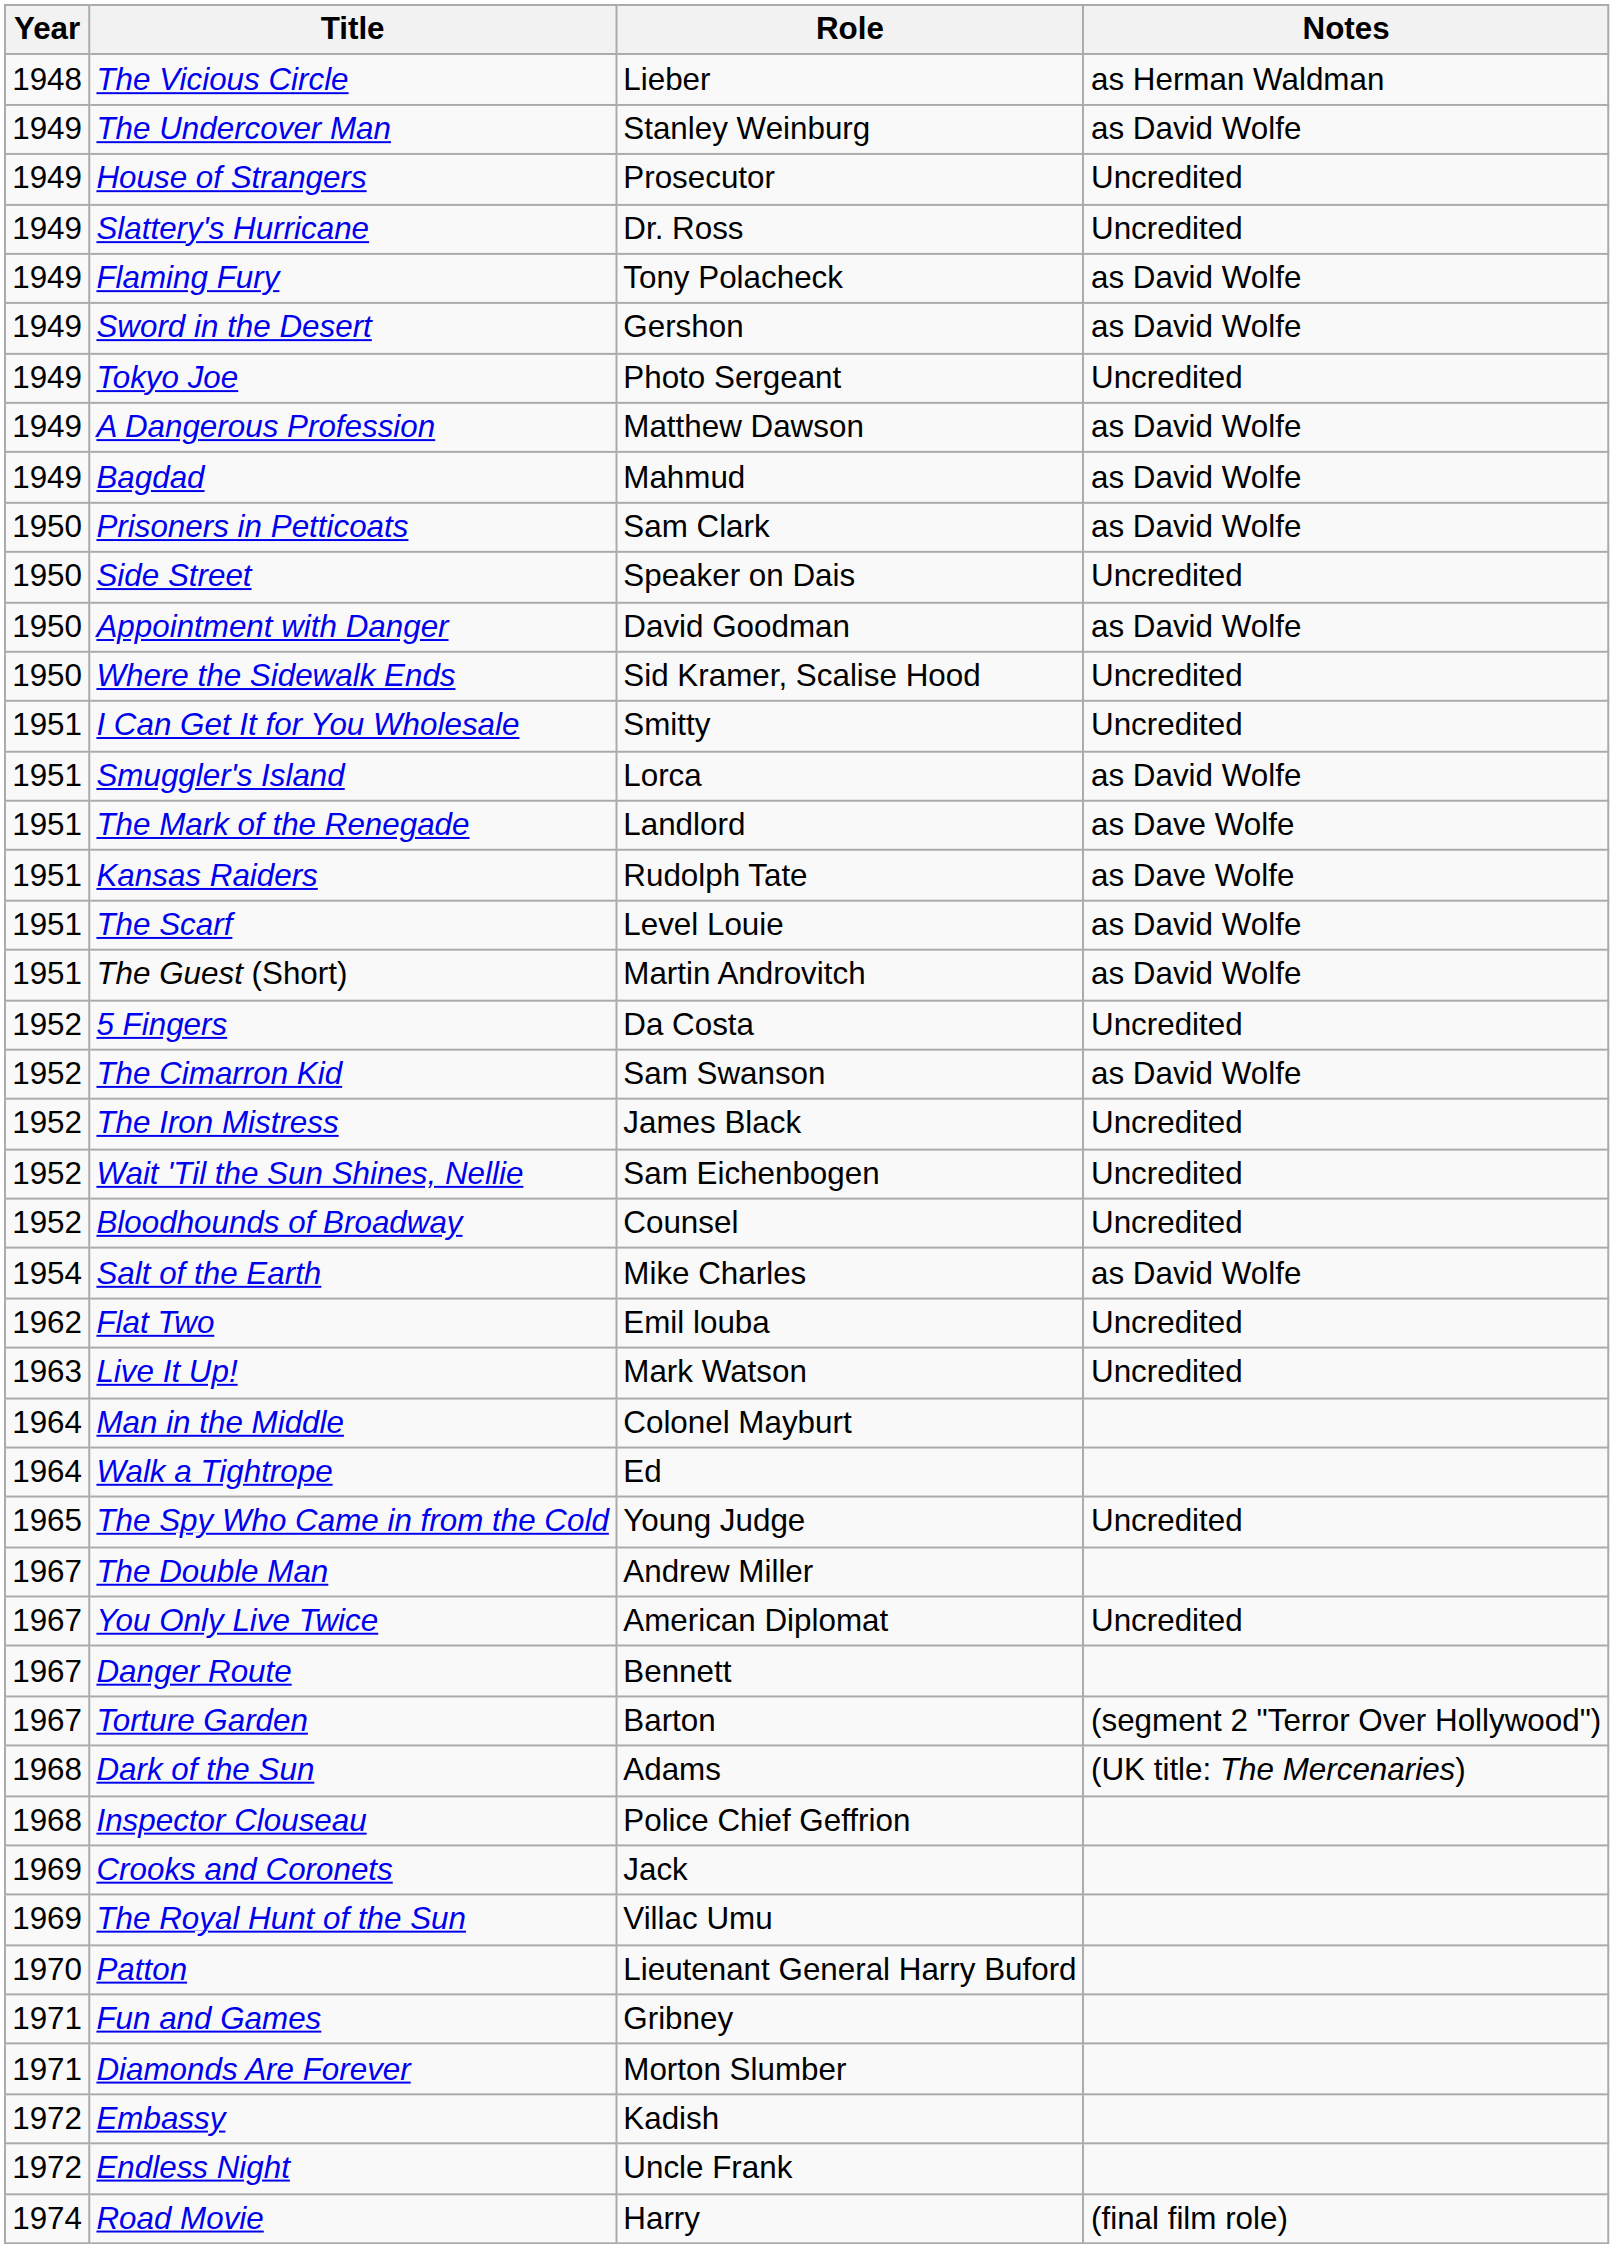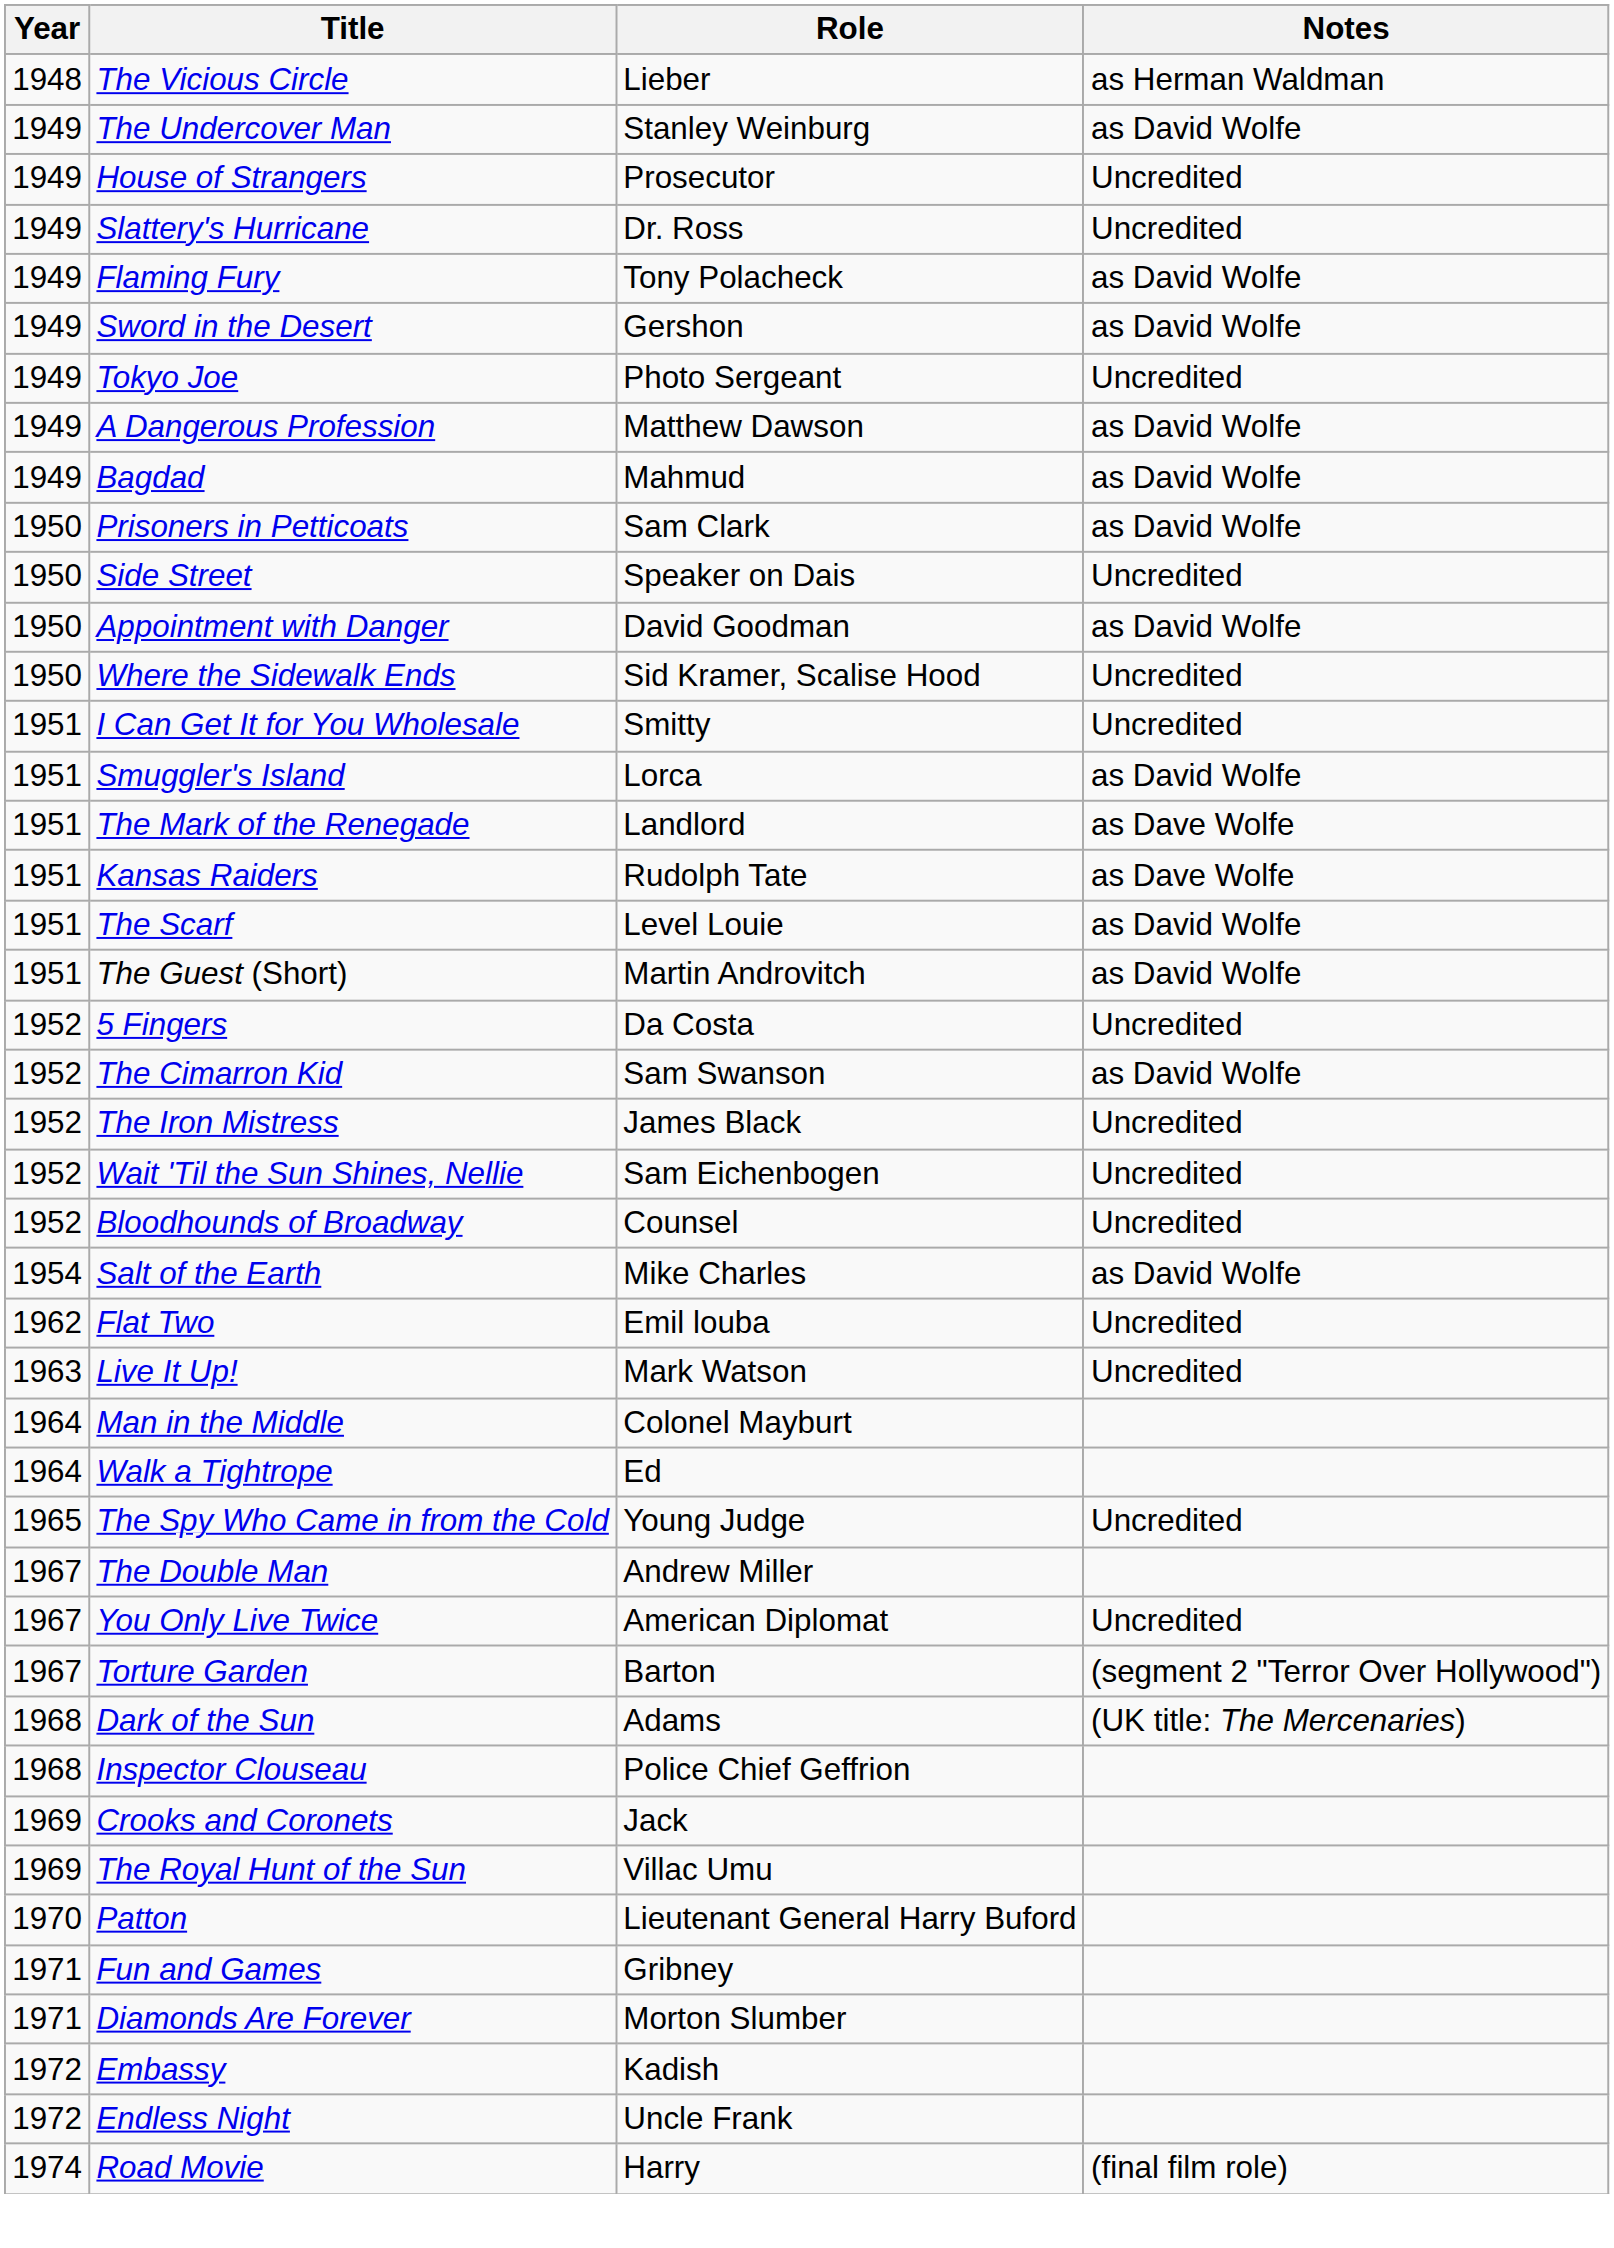- row: (194, 1670)
